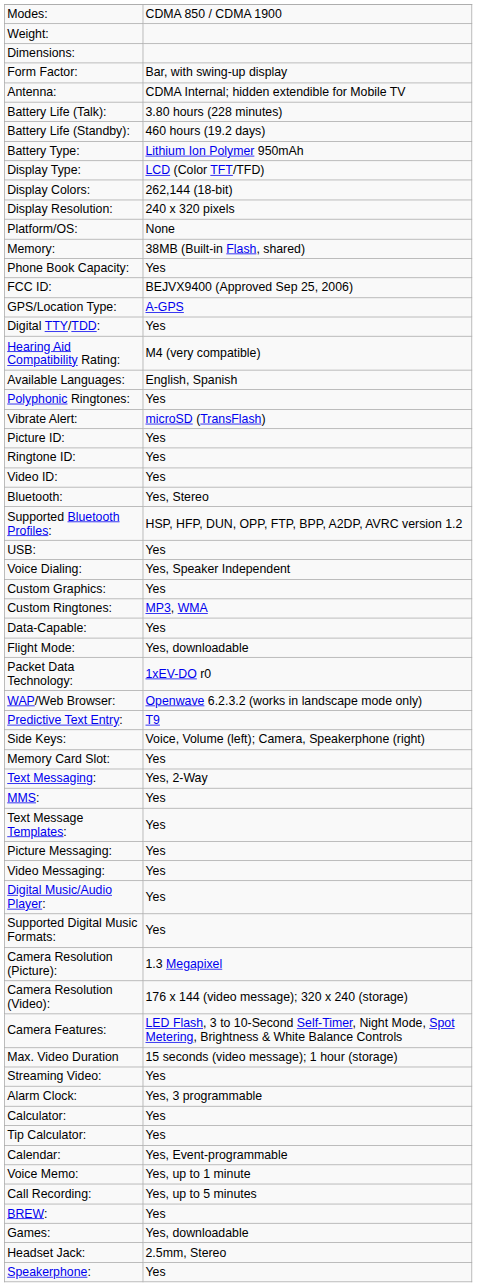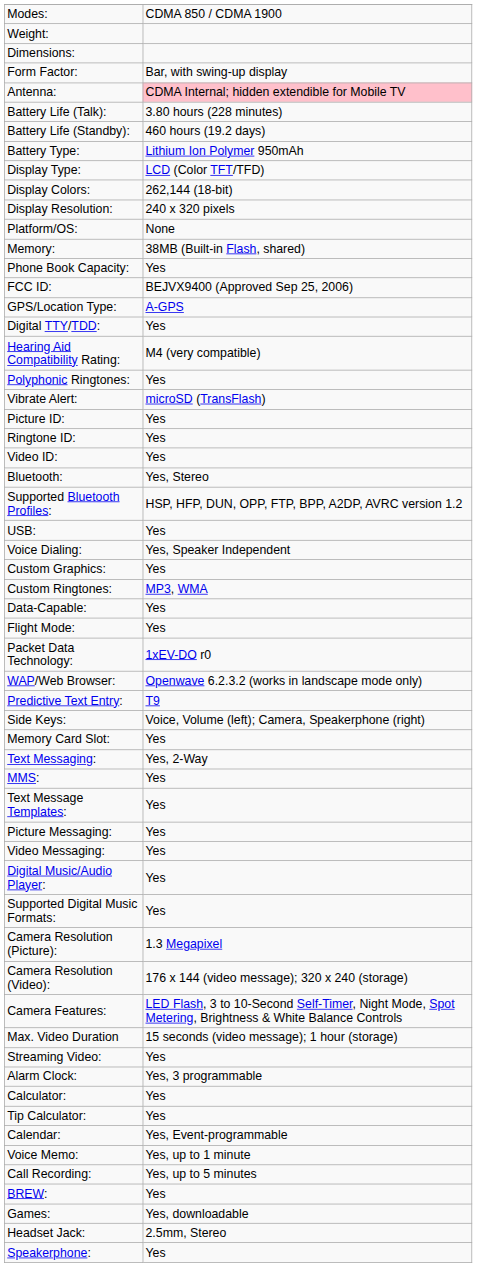(276, 92) no background -> (276, 92) pink background
- row: (66, 379)
(197, 647) Yes, downloadable -> (156, 628) Yes
